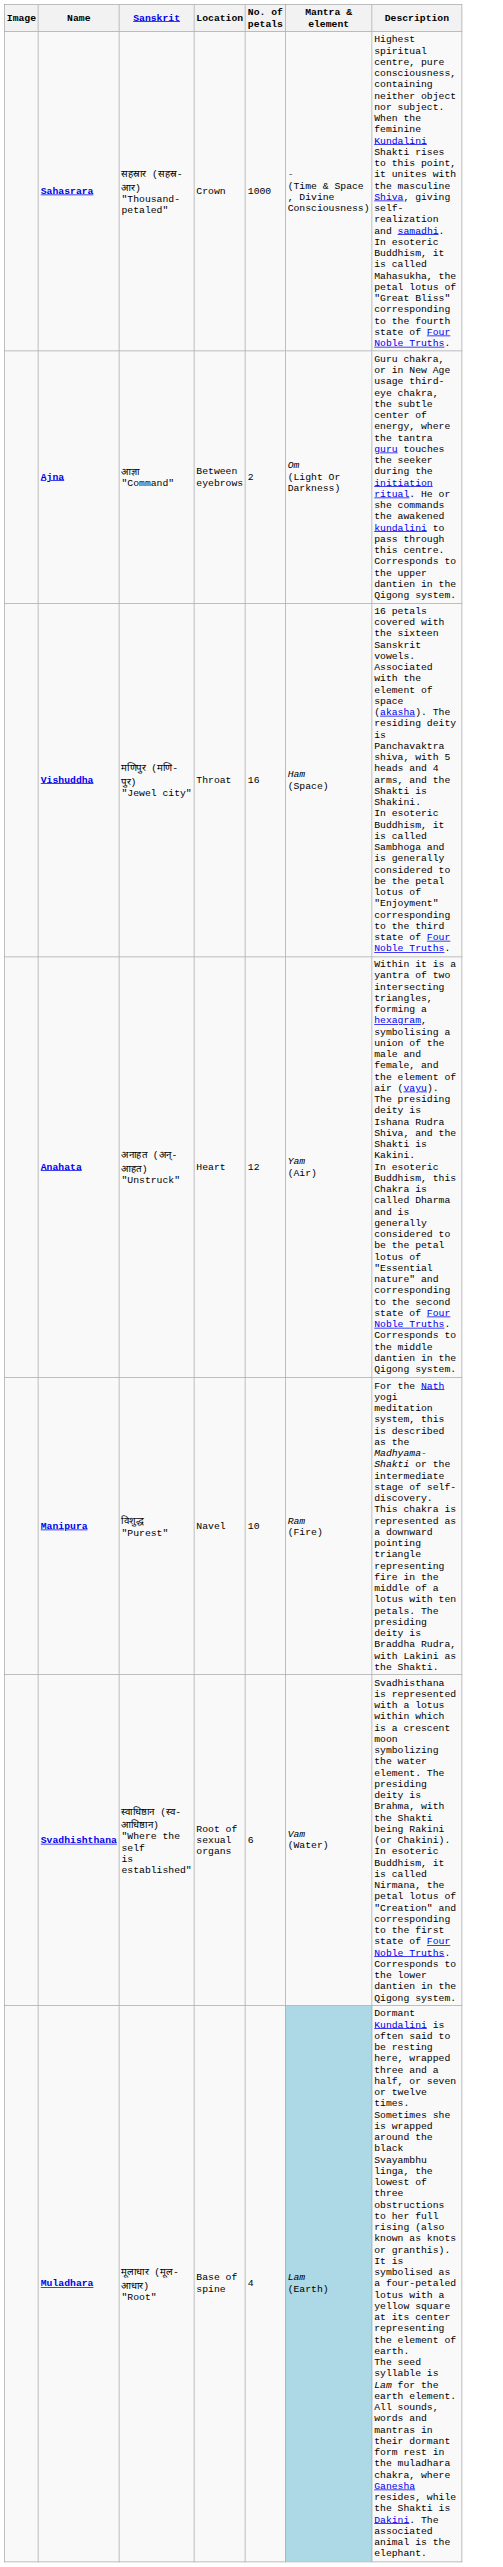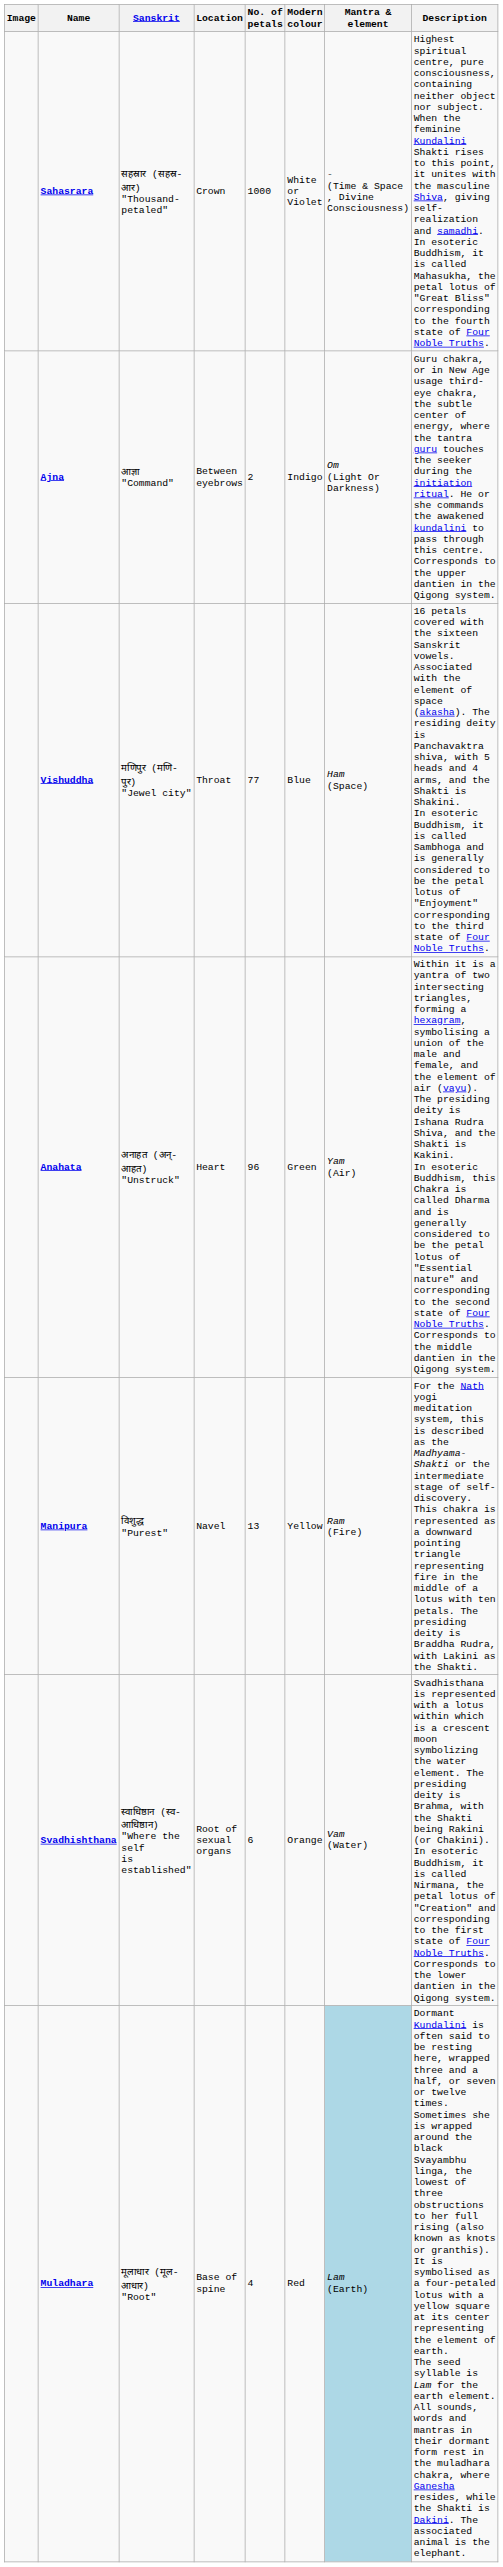+ column: (305, 18)
(254, 780) 16 -> (253, 780) 77
(254, 1167) 12 -> (253, 1167) 96
(254, 1526) 10 -> (253, 1526) 13
